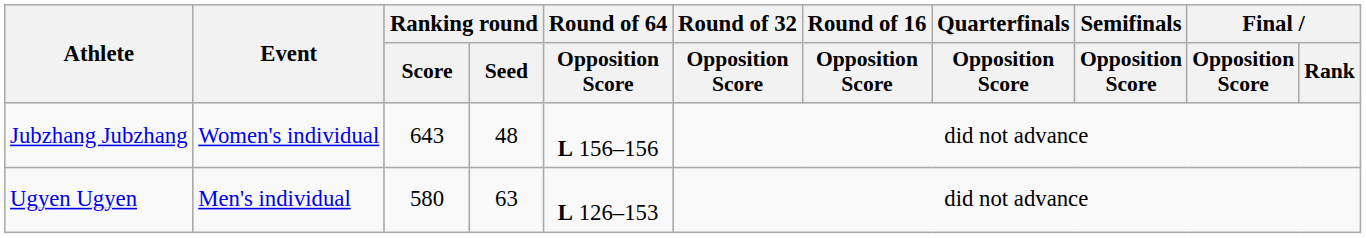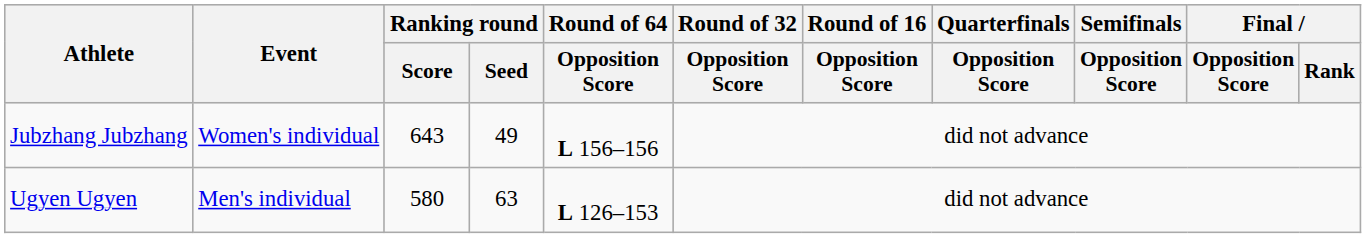(506, 135) 48 -> (506, 135) 49
